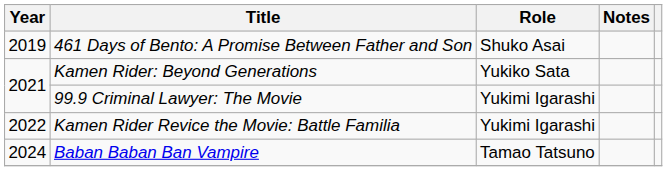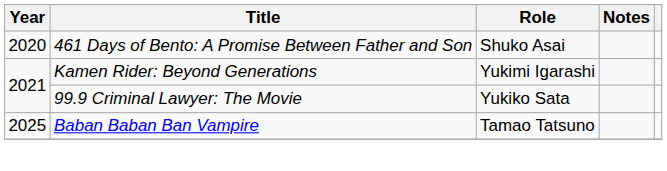(27, 44) 2019 -> (27, 44) 2020
(525, 71) Yukiko Sata -> (538, 71) Yukimi Igarashi
(538, 98) Yukimi Igarashi -> (525, 98) Yukiko Sata
- row: (227, 125)
(27, 152) 2024 -> (27, 125) 2025
